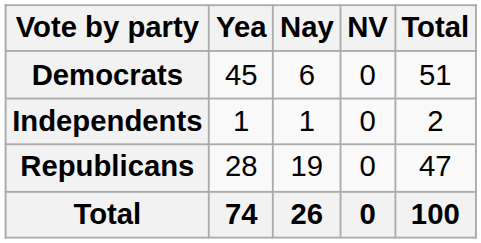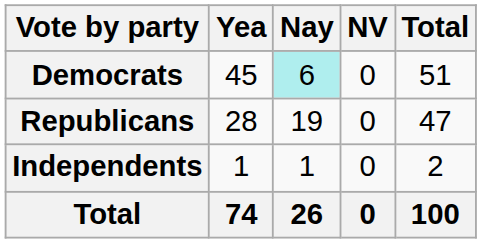(307, 74) no background -> (307, 74) paleturquoise background
rows swapped: (107, 167) <-> (107, 120)
